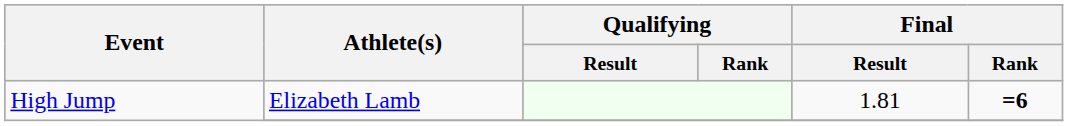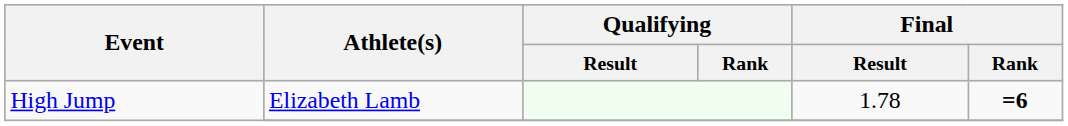(880, 100) 1.81 -> (880, 100) 1.78
